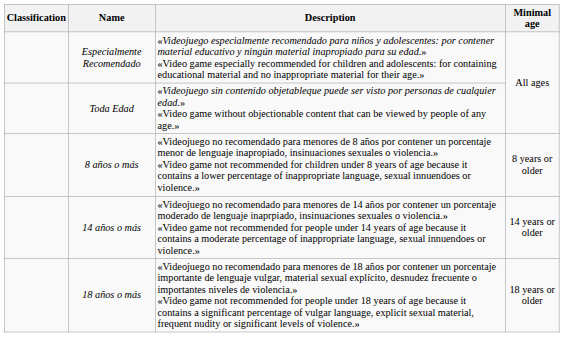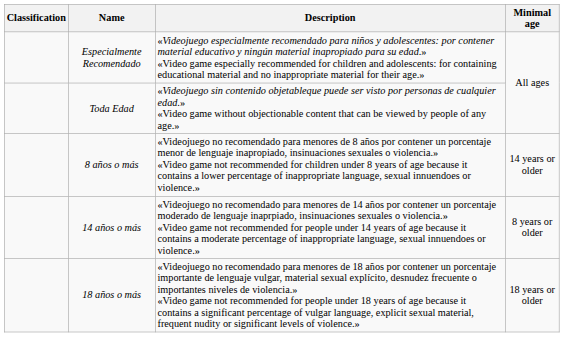(532, 165) 8 years or older -> (532, 165) 14 years or older
(532, 227) 14 years or older -> (532, 227) 8 years or older
